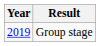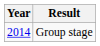(19, 32) 2019 -> (19, 32) 2014
